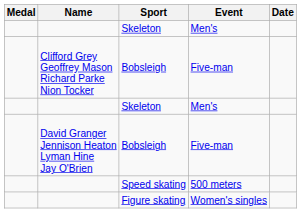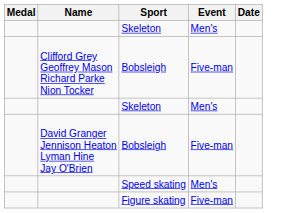(216, 184) 500 meters -> (204, 184) Men's
(229, 200) Women's singles -> (212, 200) Five-man
